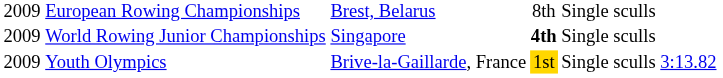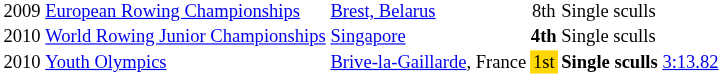(22, 36) 2009 -> (22, 36) 2010
(22, 61) 2009 -> (22, 61) 2010
(608, 61) normal -> (610, 61) bold
